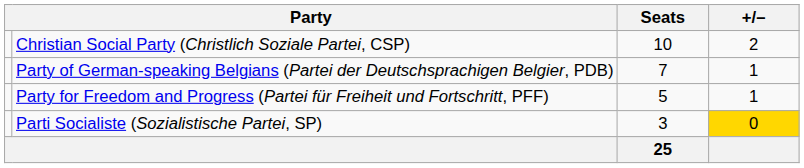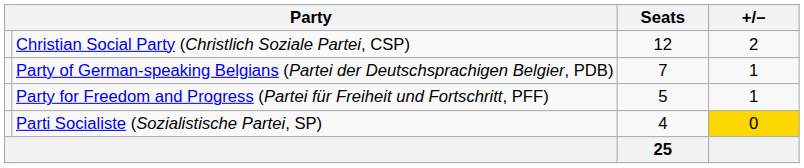(663, 44) 10 -> (663, 44) 12
(663, 123) 3 -> (663, 123) 4
